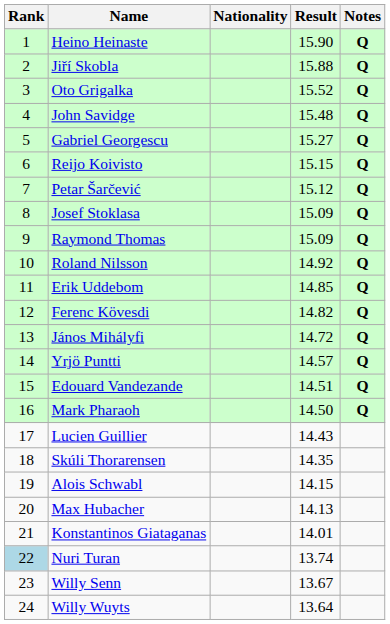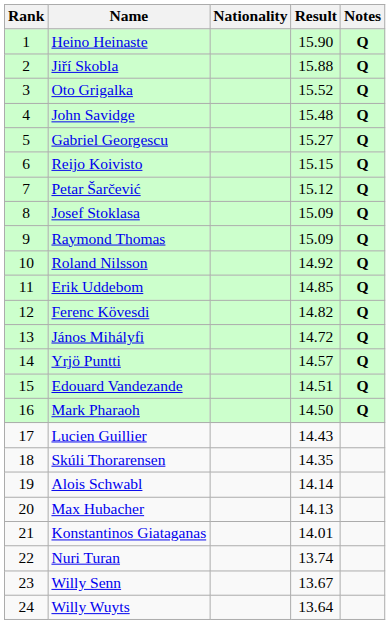(316, 484) 14.15 -> (316, 484) 14.14
(26, 558) lightblue background -> (26, 558) no background
